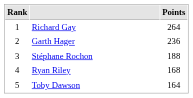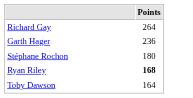- column: (17, 12)
(174, 56) 188 -> (149, 56) 180
(174, 70) normal -> (149, 70) bold
